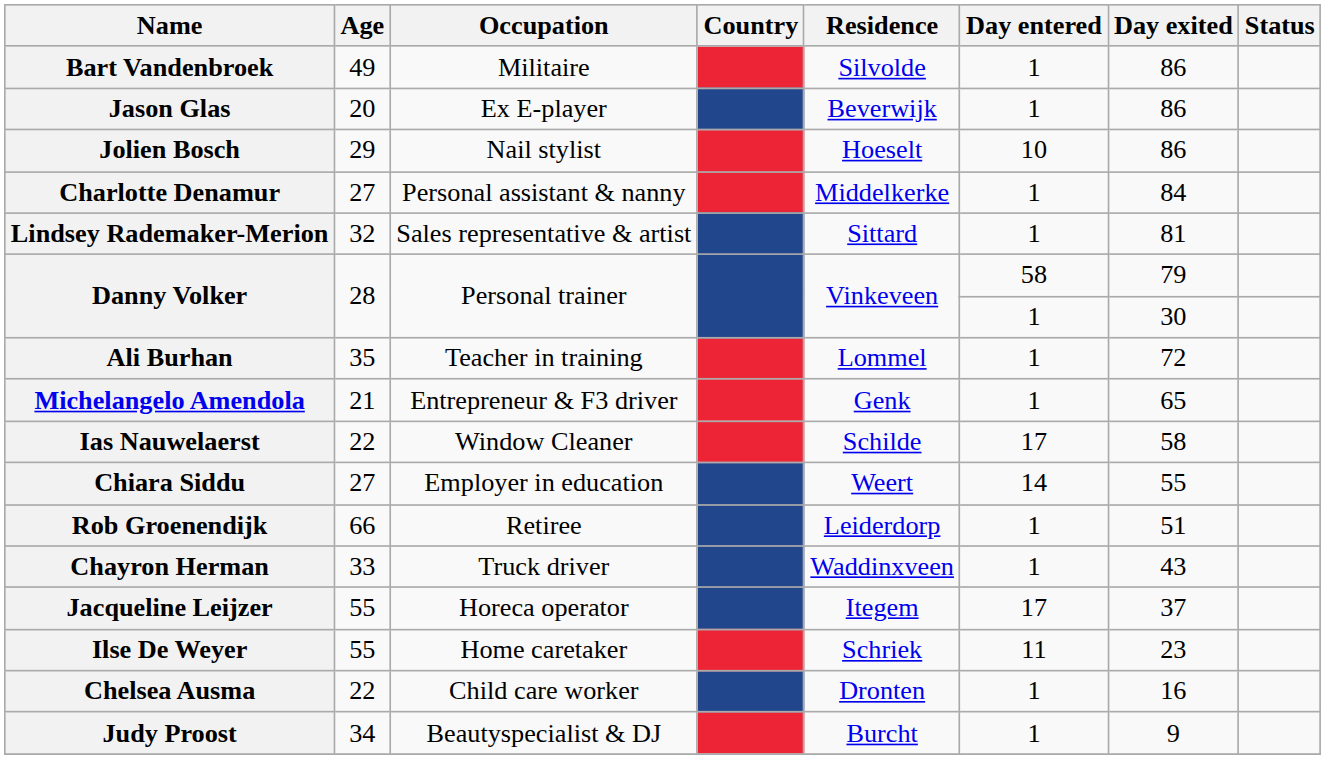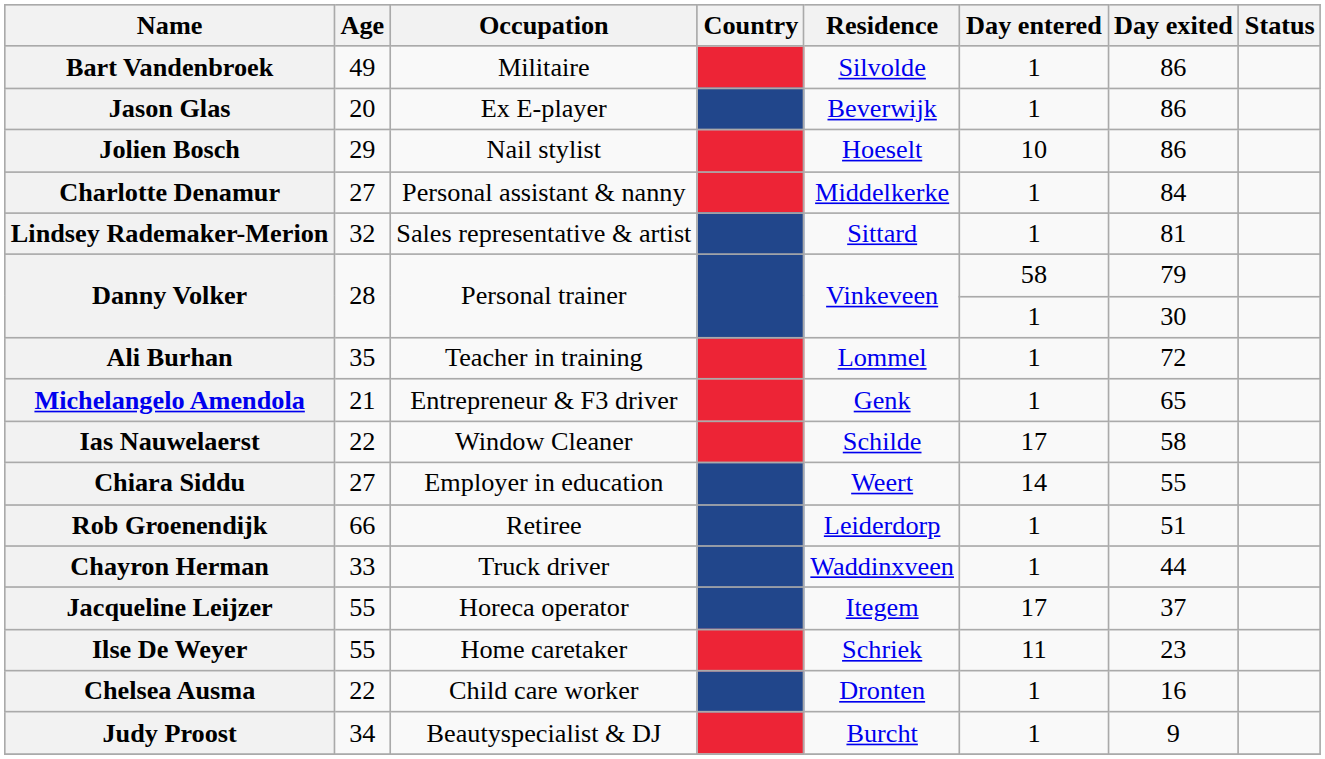(1173, 566) 43 -> (1173, 566) 44
